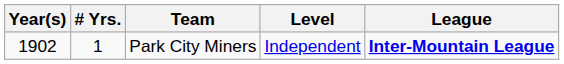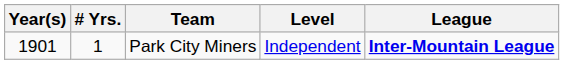(37, 46) 1902 -> (37, 46) 1901
